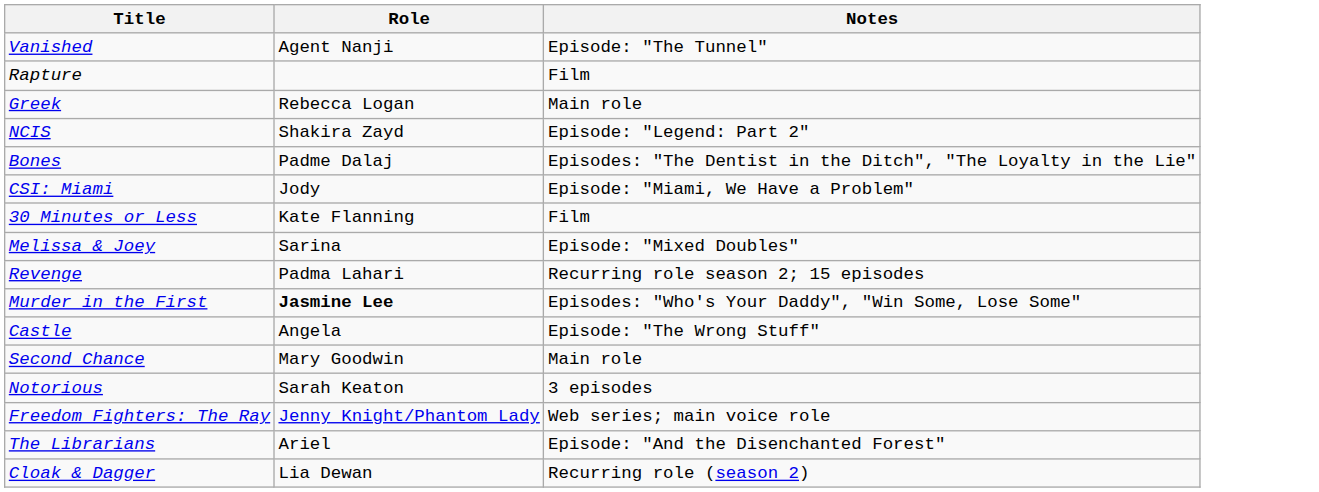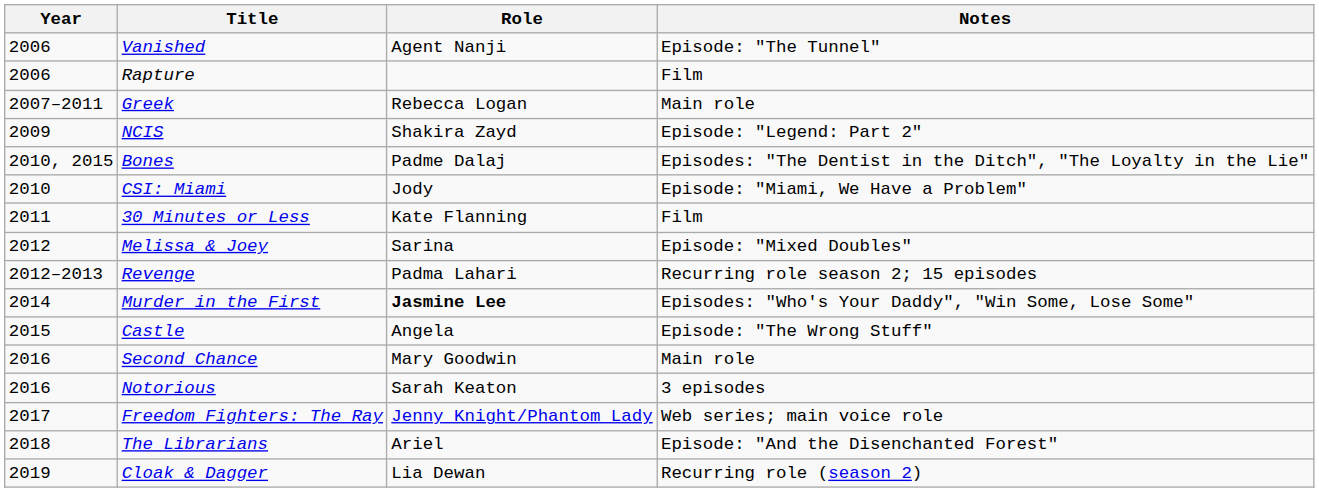+ column: (61, 19)
